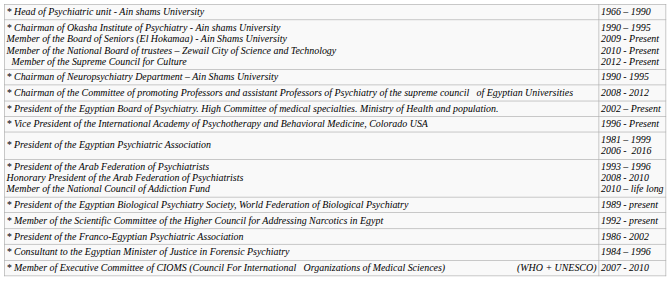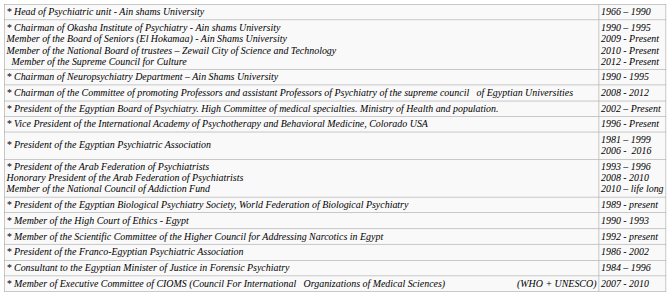+ row: (98, 220)
